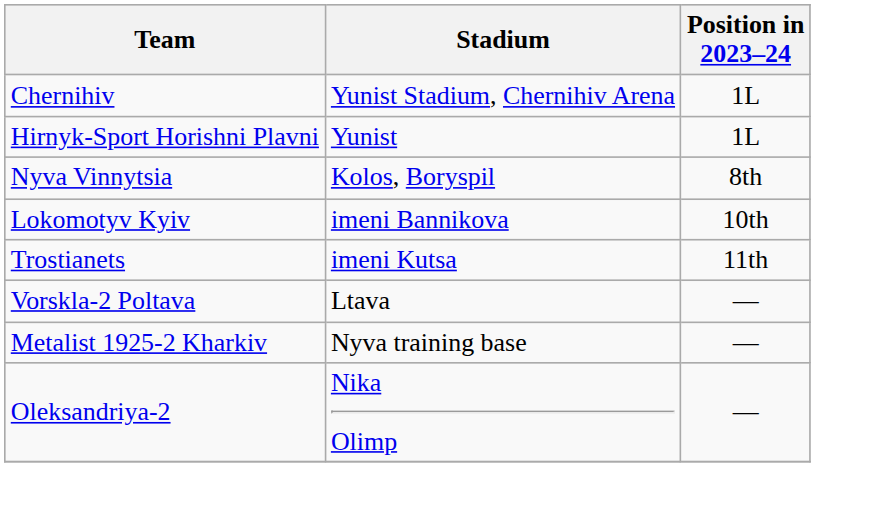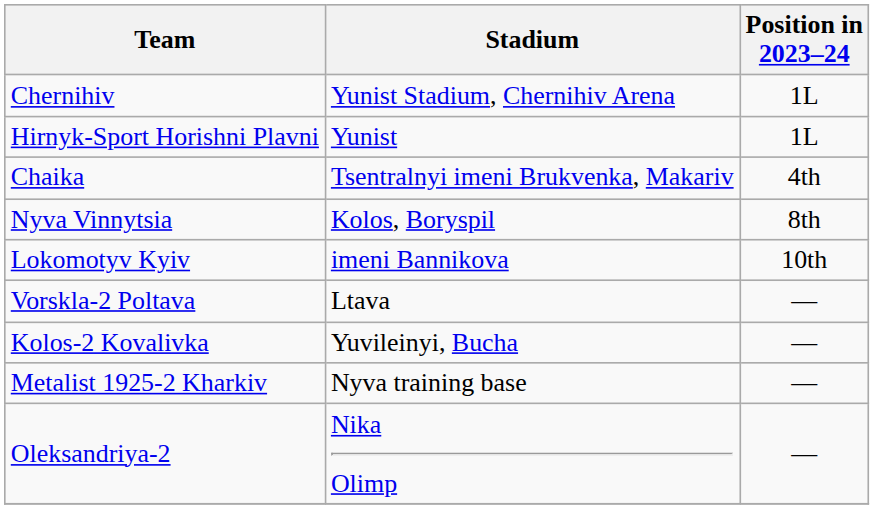+ row: (47, 177)
- row: (68, 259)
+ row: (110, 341)
